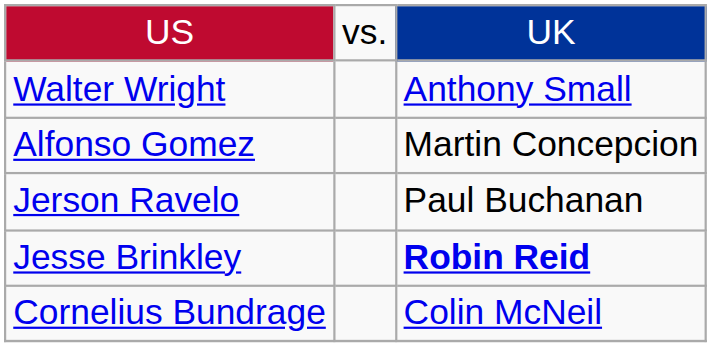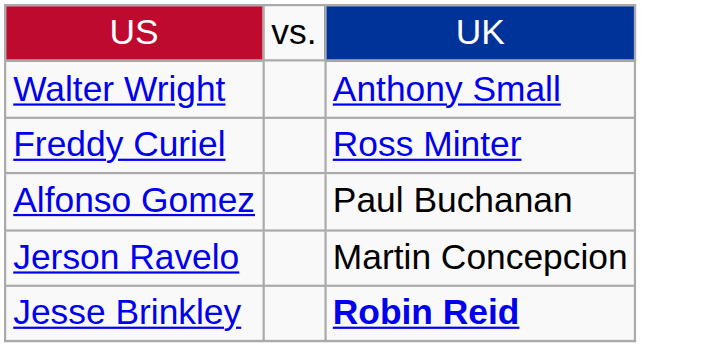+ row: (119, 144)
(551, 144) Martin Concepcion -> (453, 200) Paul Buchanan
(524, 200) Paul Buchanan -> (480, 256) Martin Concepcion
- row: (170, 312)
